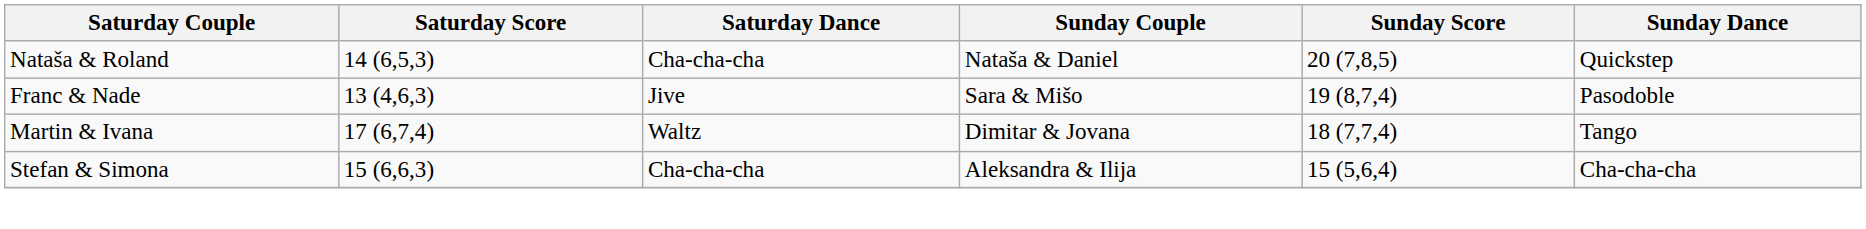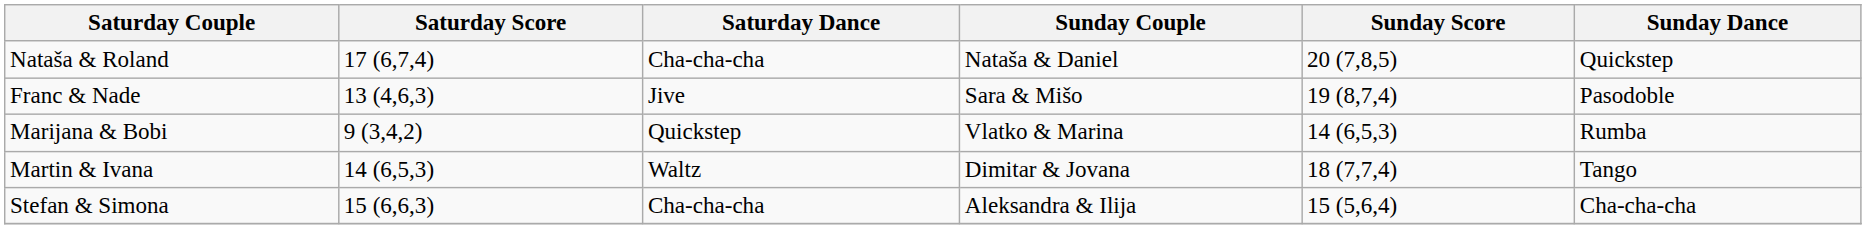(389, 59) 14 (6,5,3) -> (389, 59) 17 (6,7,4)
+ row: (89, 132)
(389, 132) 17 (6,7,4) -> (389, 168) 14 (6,5,3)
